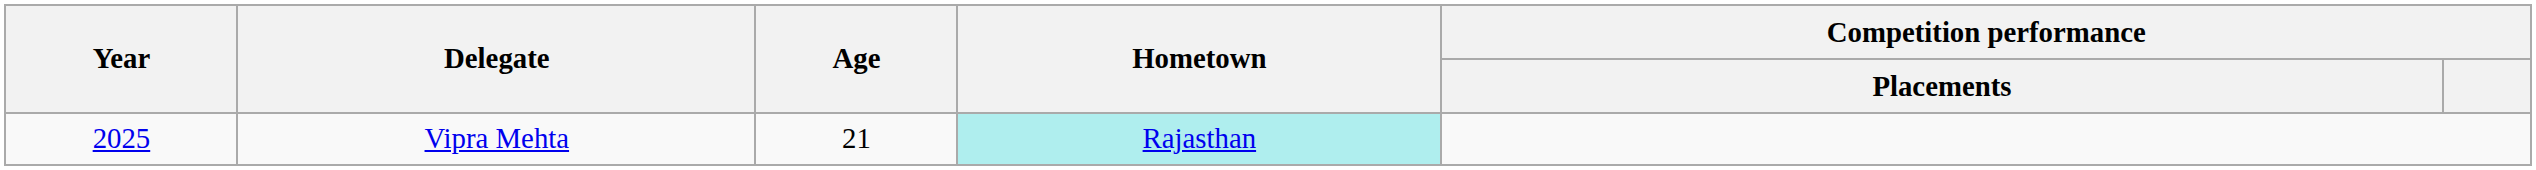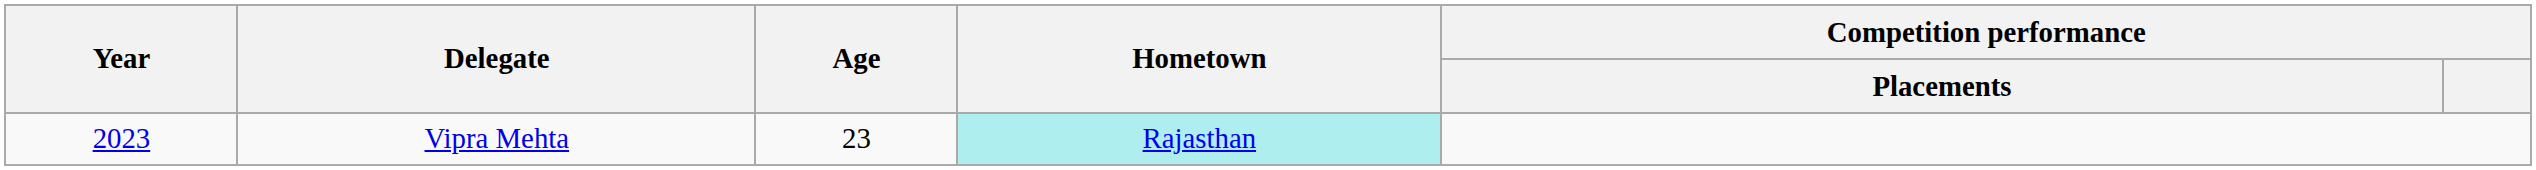(121, 139) 2025 -> (121, 139) 2023
(856, 139) 21 -> (856, 139) 23
